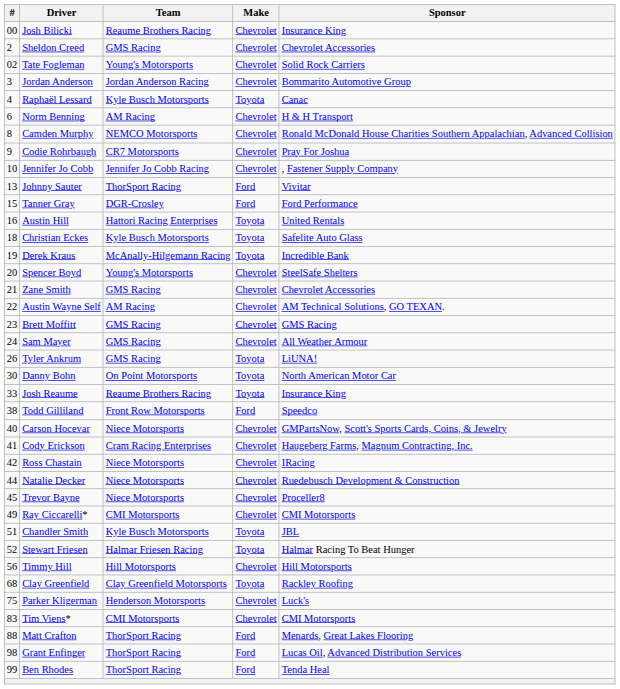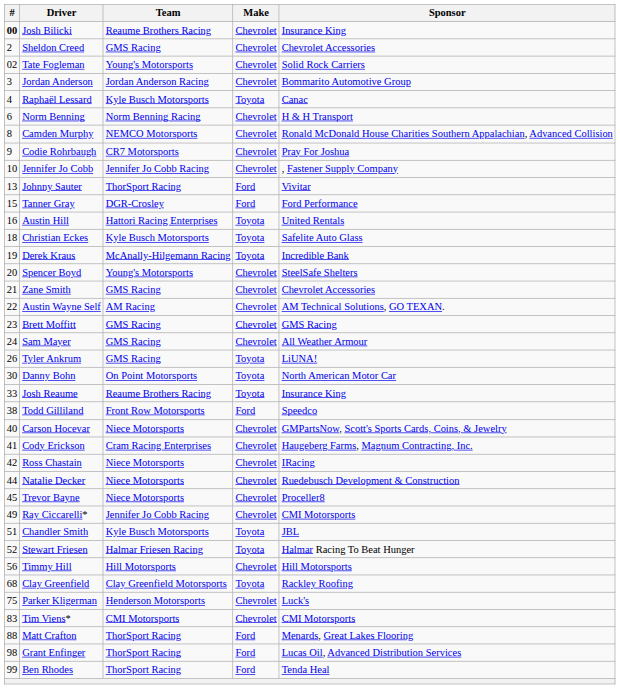(12, 30) normal -> (12, 30) bold
(130, 117) AM Racing -> (153, 117) Norm Benning Racing
(143, 514) CMI Motorsports -> (157, 514) Jennifer Jo Cobb Racing
